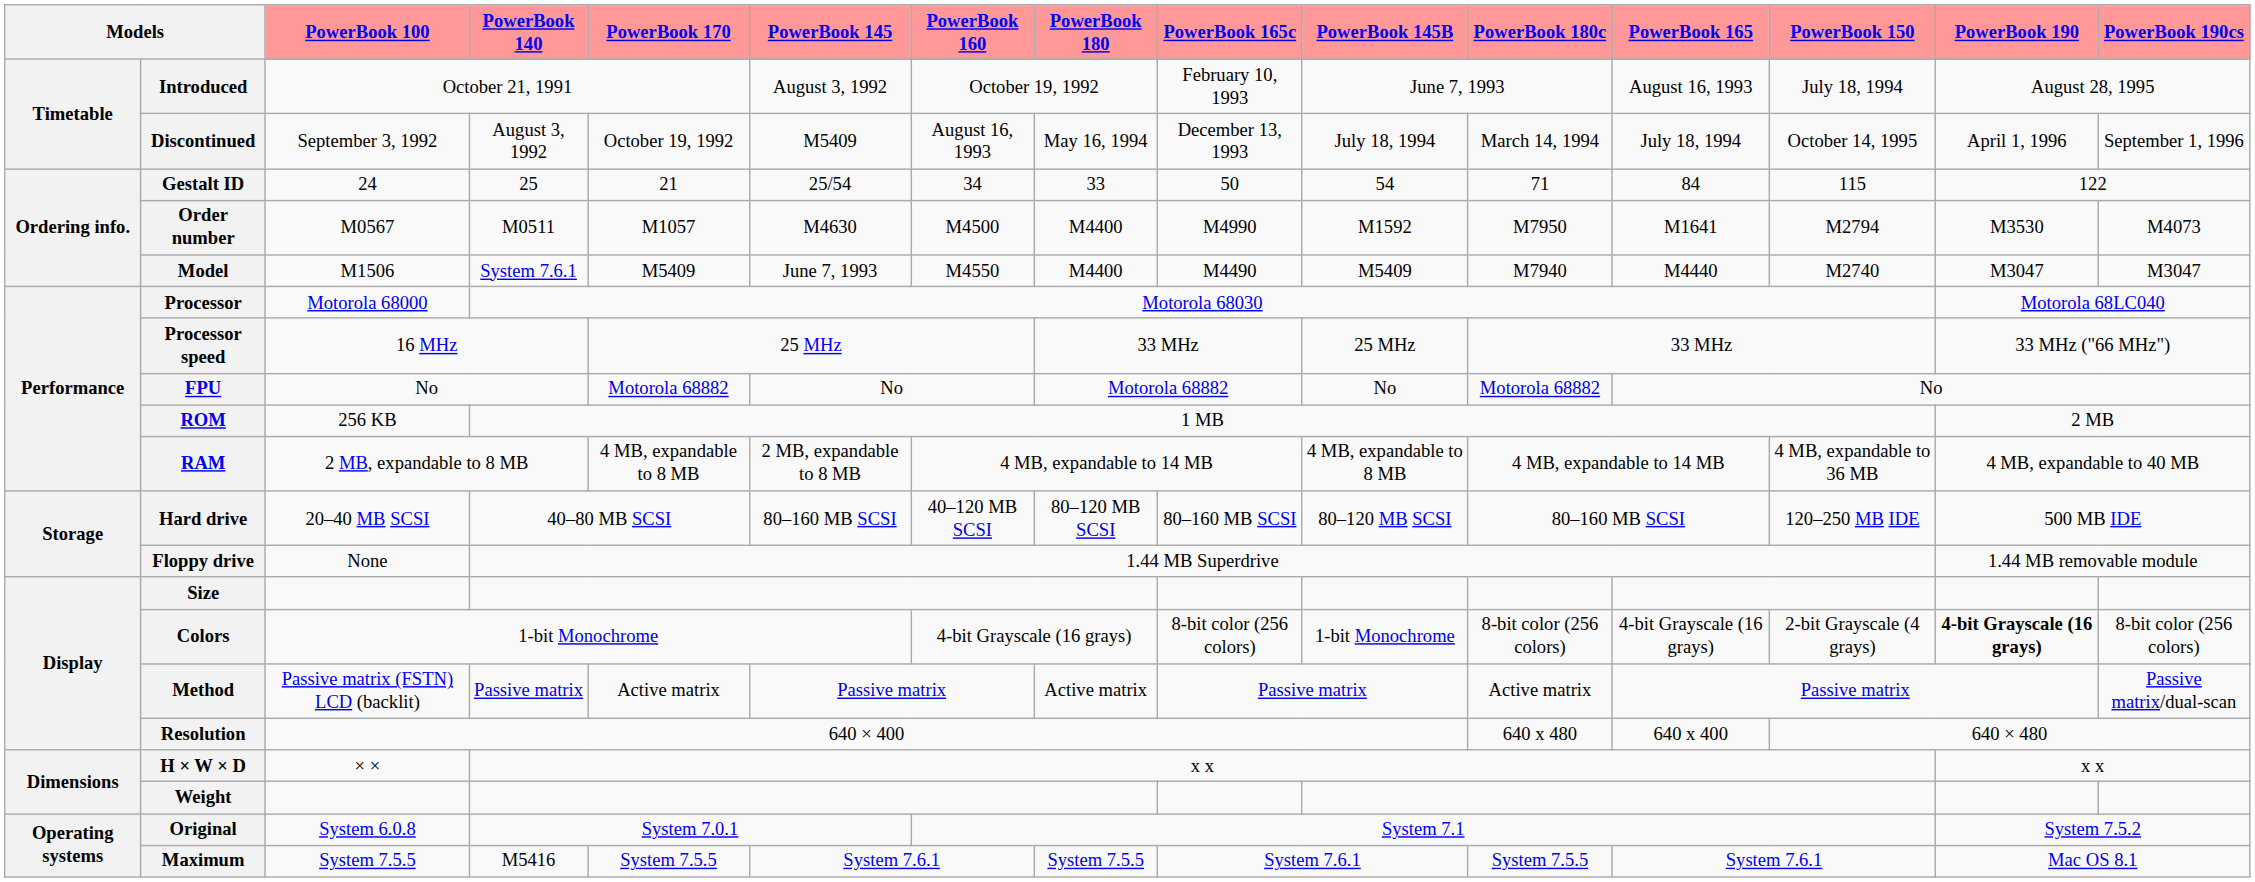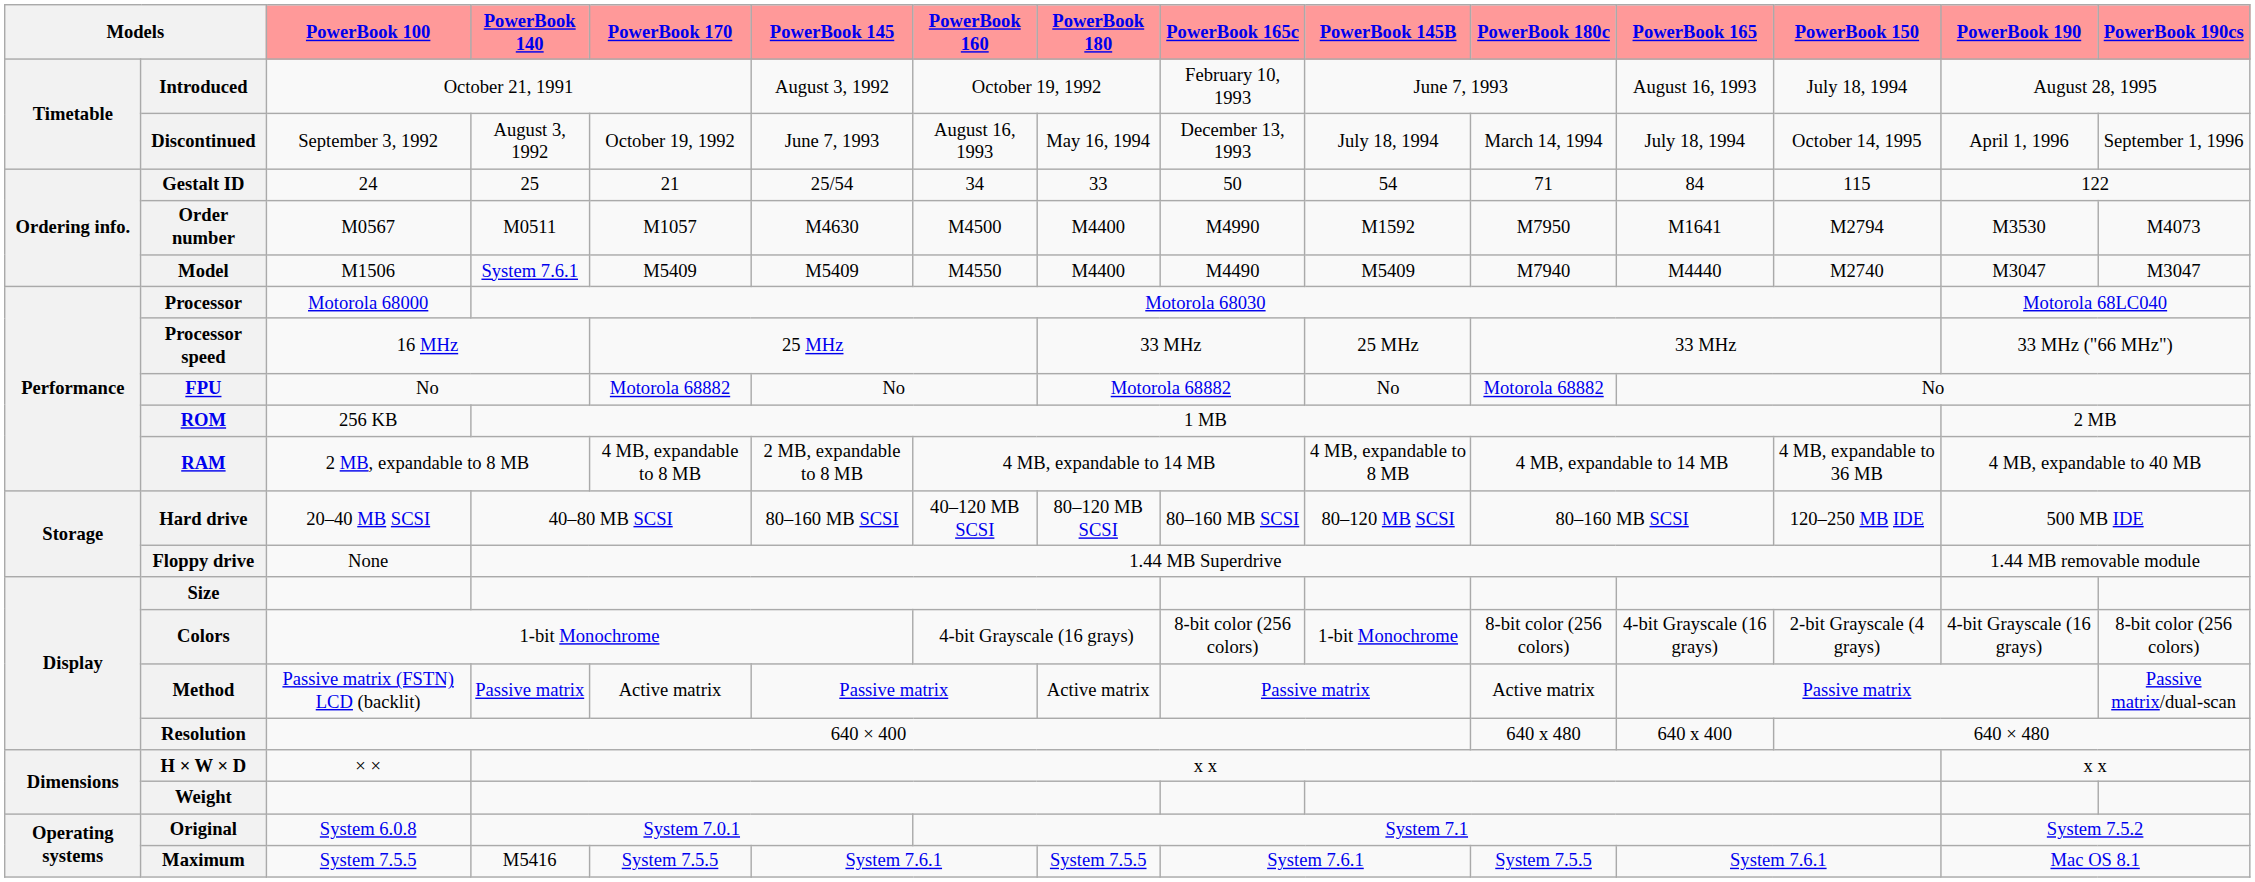(830, 141) M5409 -> (832, 141) June 7, 1993
(830, 270) June 7, 1993 -> (832, 270) M5409
(2017, 636) bold -> (2019, 636) normal
